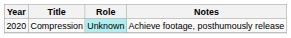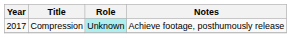(16, 26) 2020 -> (16, 26) 2017
